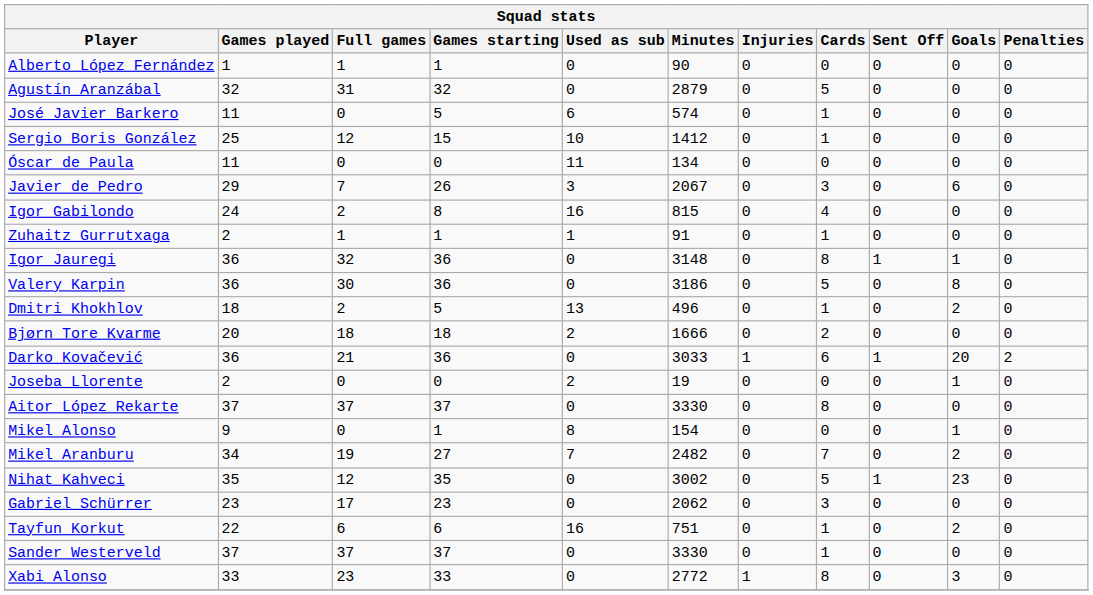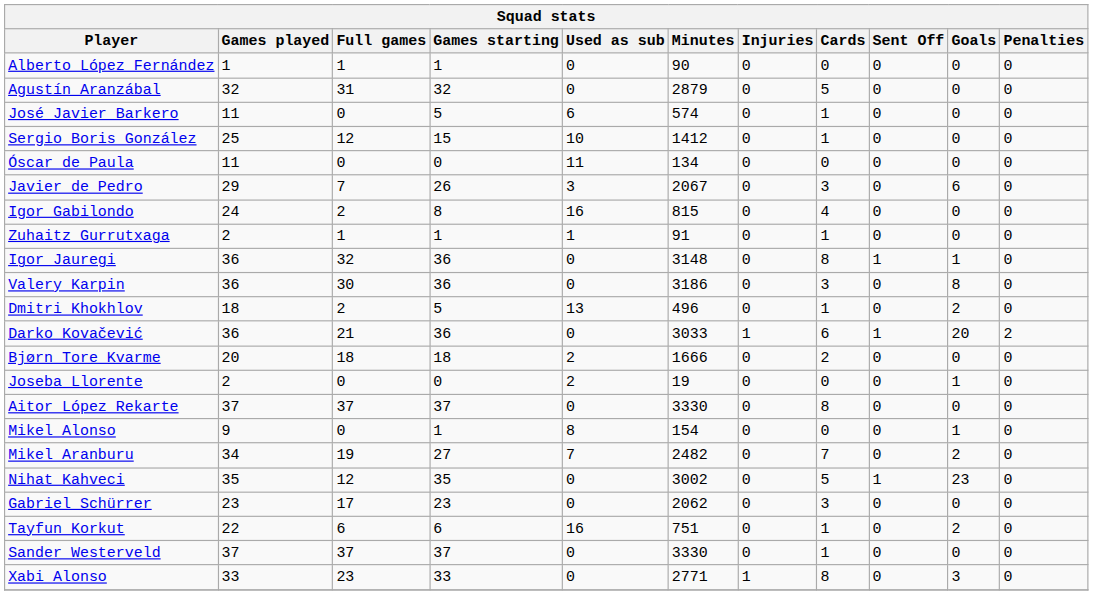(825, 285) 5 -> (825, 285) 3
rows swapped: (75, 358) <-> (84, 334)
(690, 577) 2772 -> (690, 577) 2771
